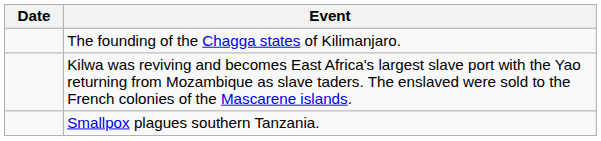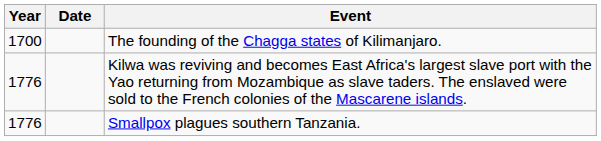+ column: (25, 16)
